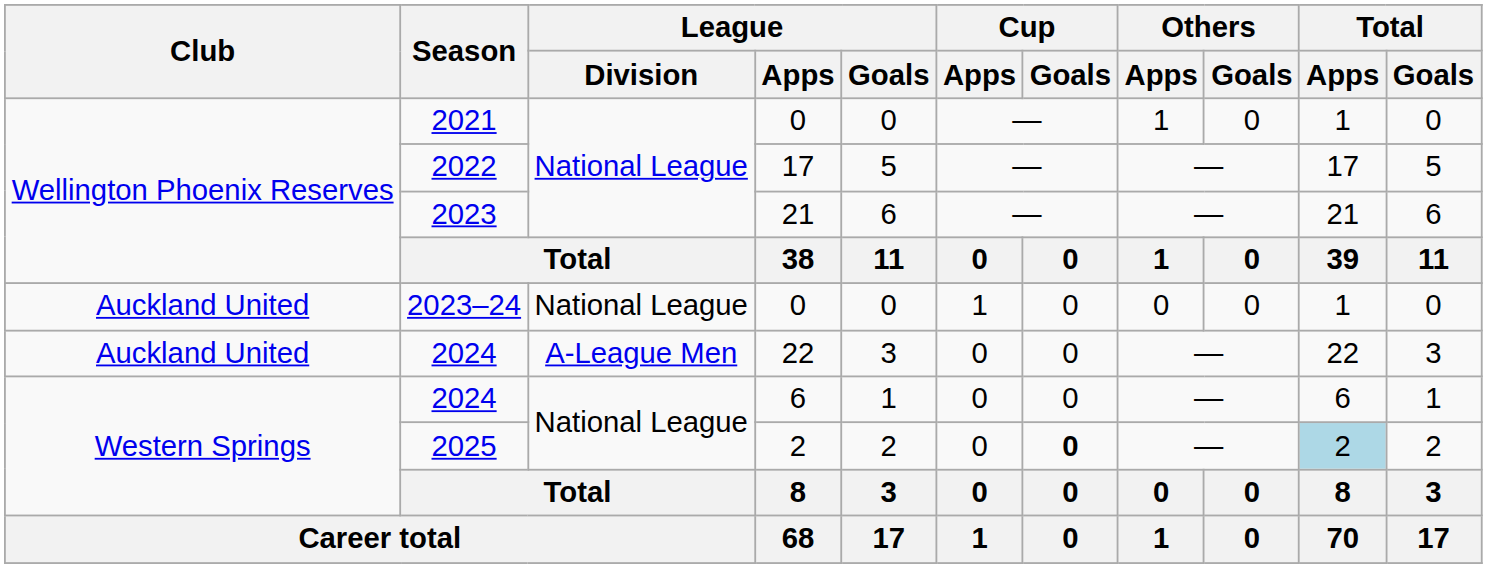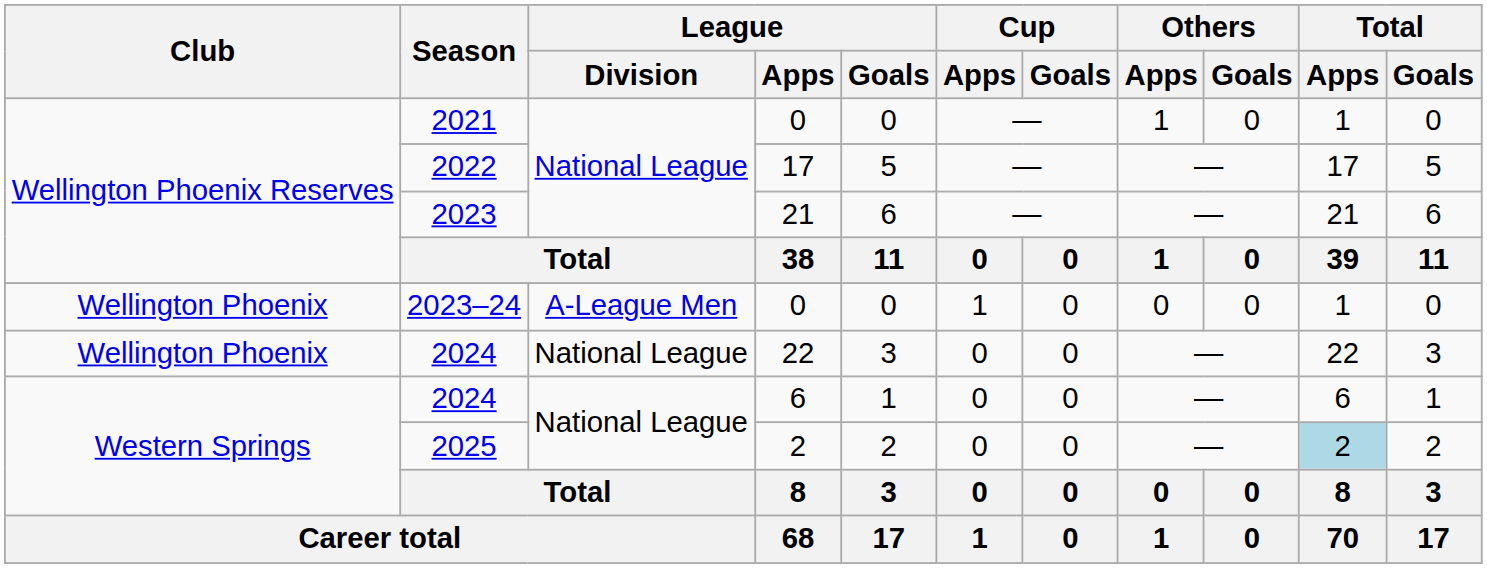(203, 306) Auckland United -> (203, 306) Wellington Phoenix
(641, 306) National League -> (641, 306) A-League Men
(203, 352) Auckland United -> (203, 352) Wellington Phoenix
(641, 352) A-League Men -> (641, 352) National League
(1070, 445) bold -> (1070, 445) normal
